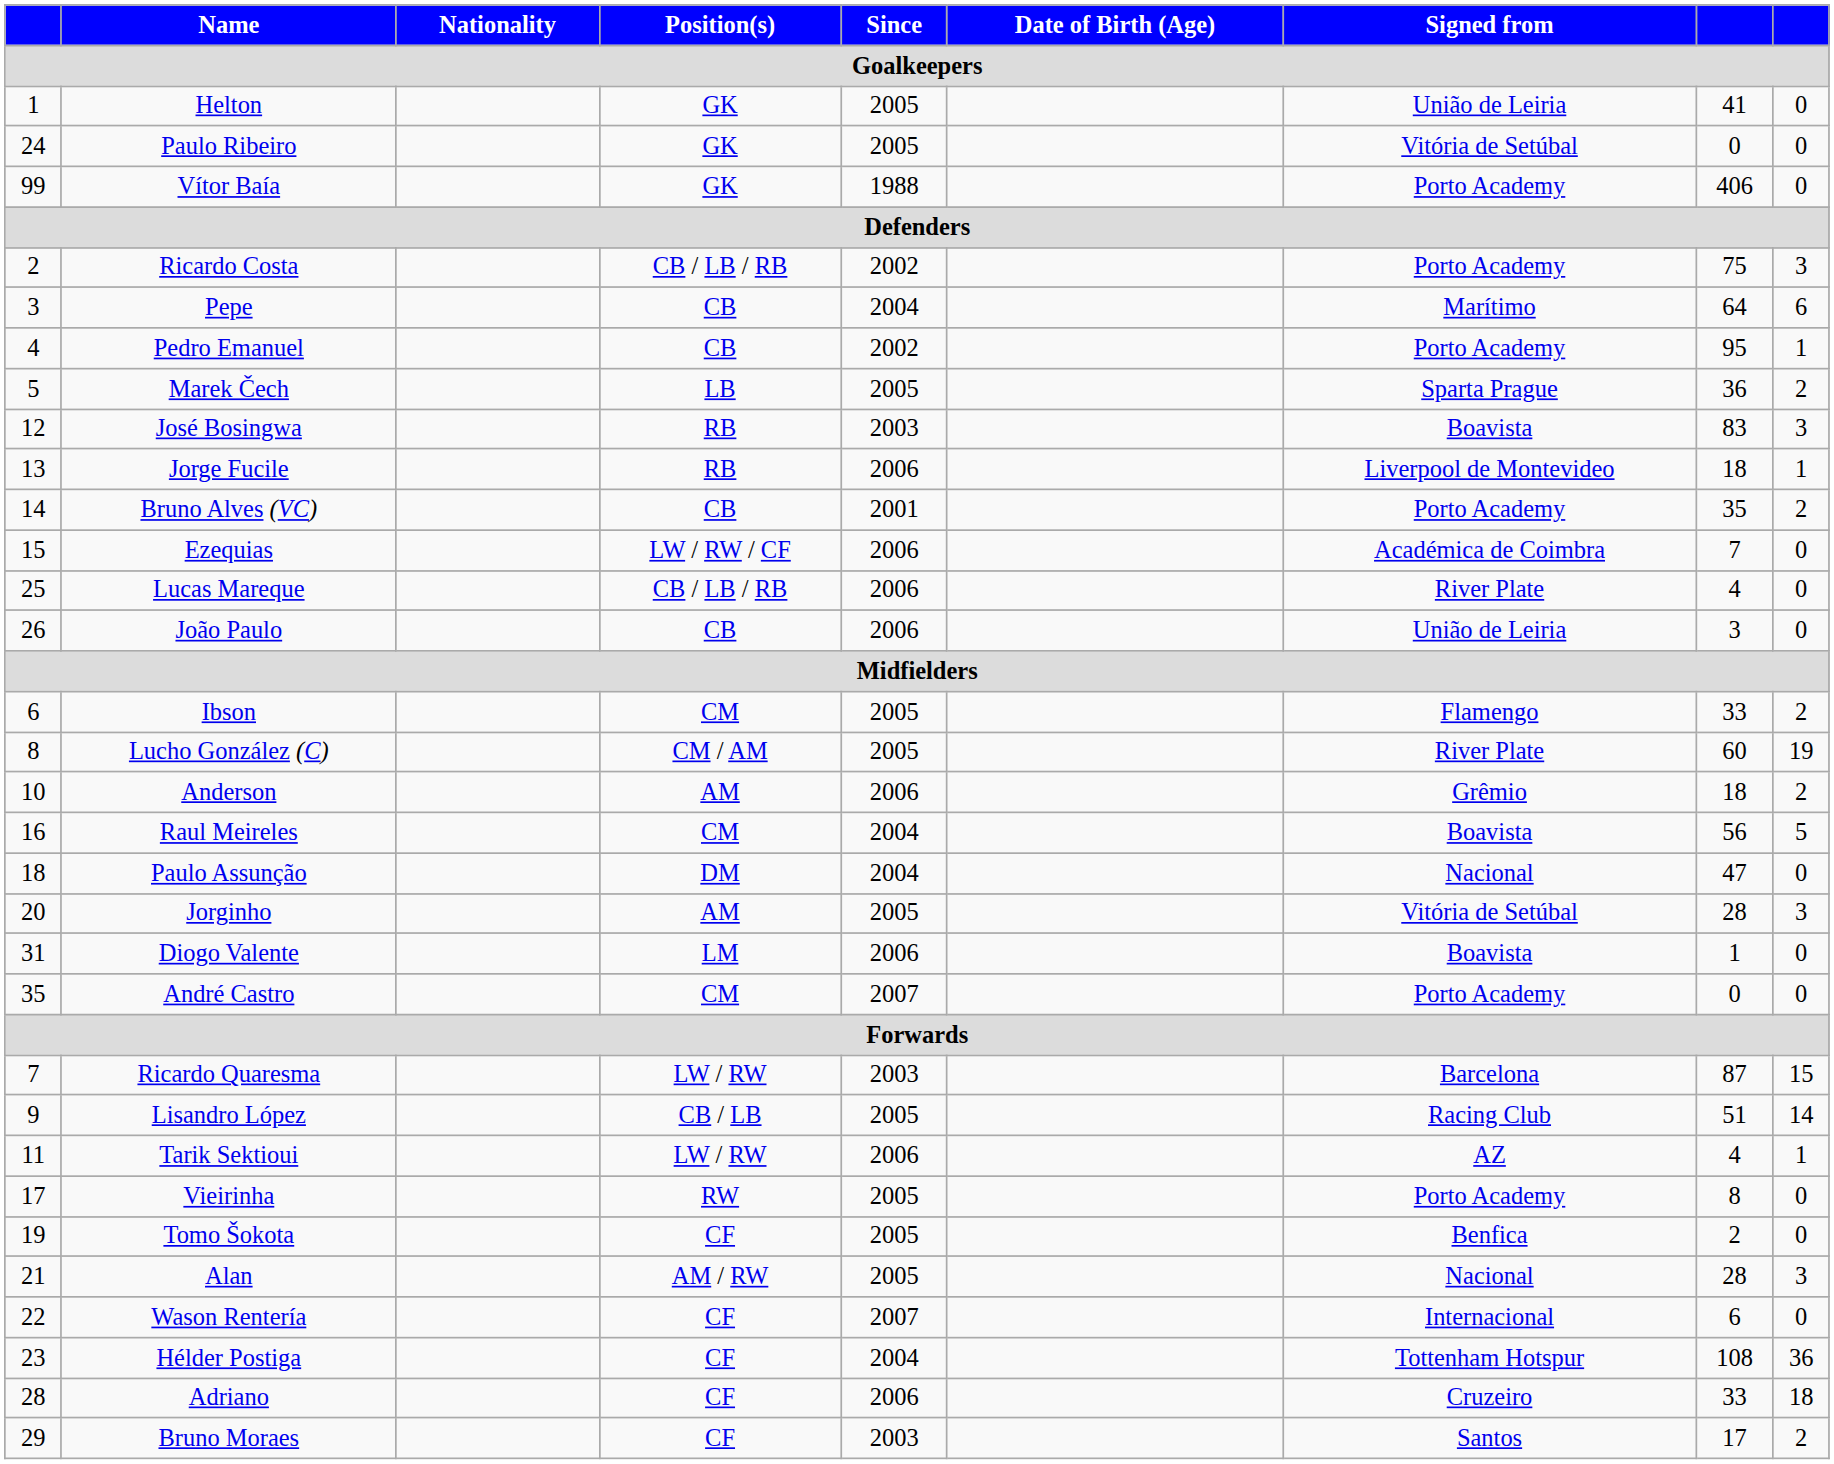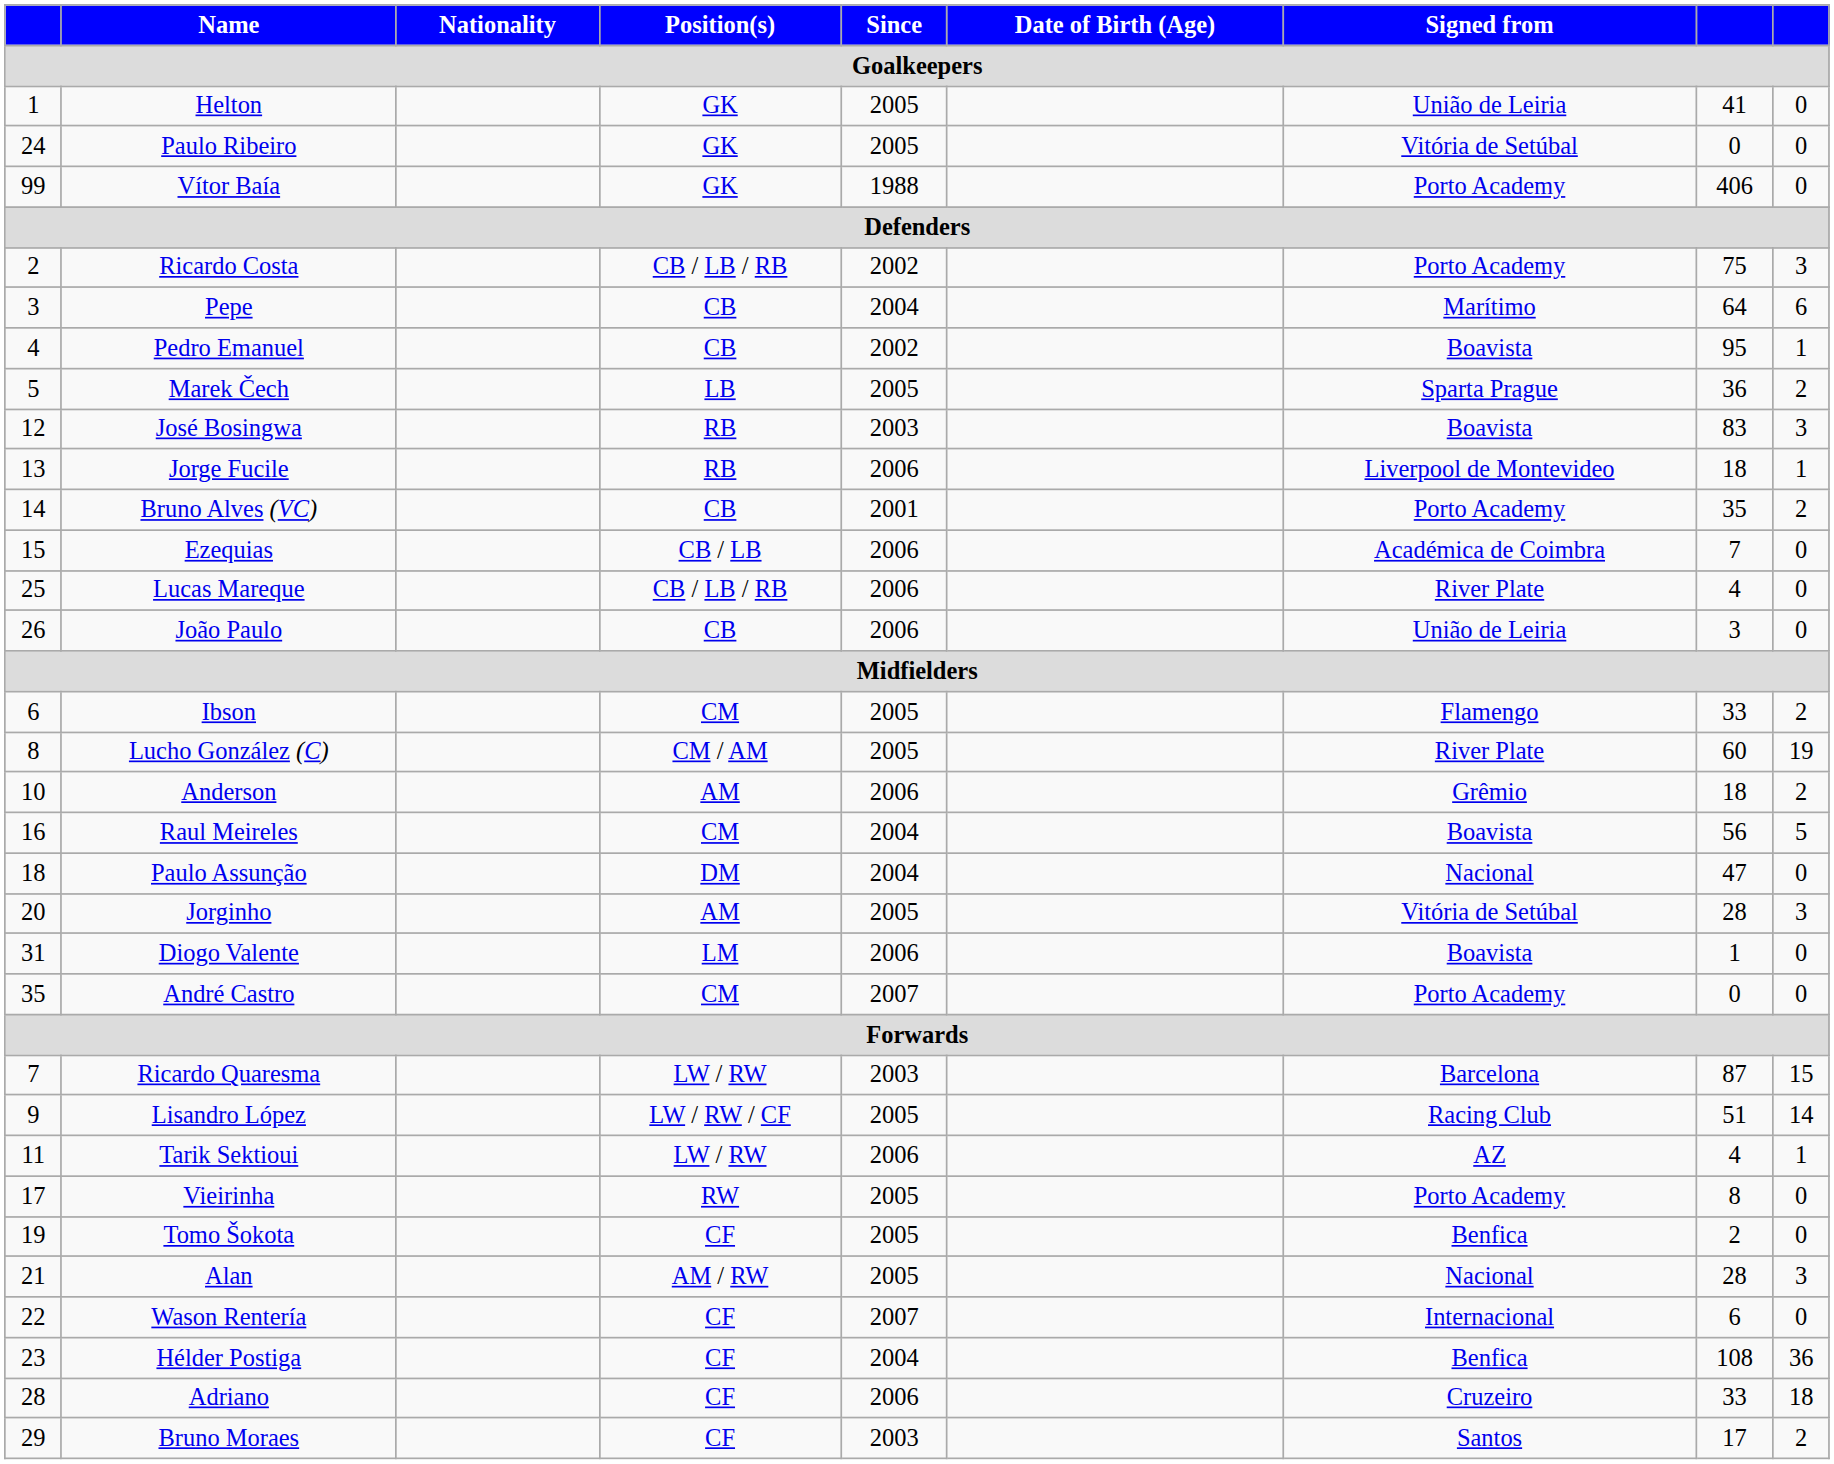(1490, 348) Porto Academy -> (1490, 348) Boavista
(720, 549) LW / RW / CF -> (720, 549) CB / LB
(720, 1115) CB / LB -> (720, 1115) LW / RW / CF
(1490, 1357) Tottenham Hotspur -> (1490, 1357) Benfica
